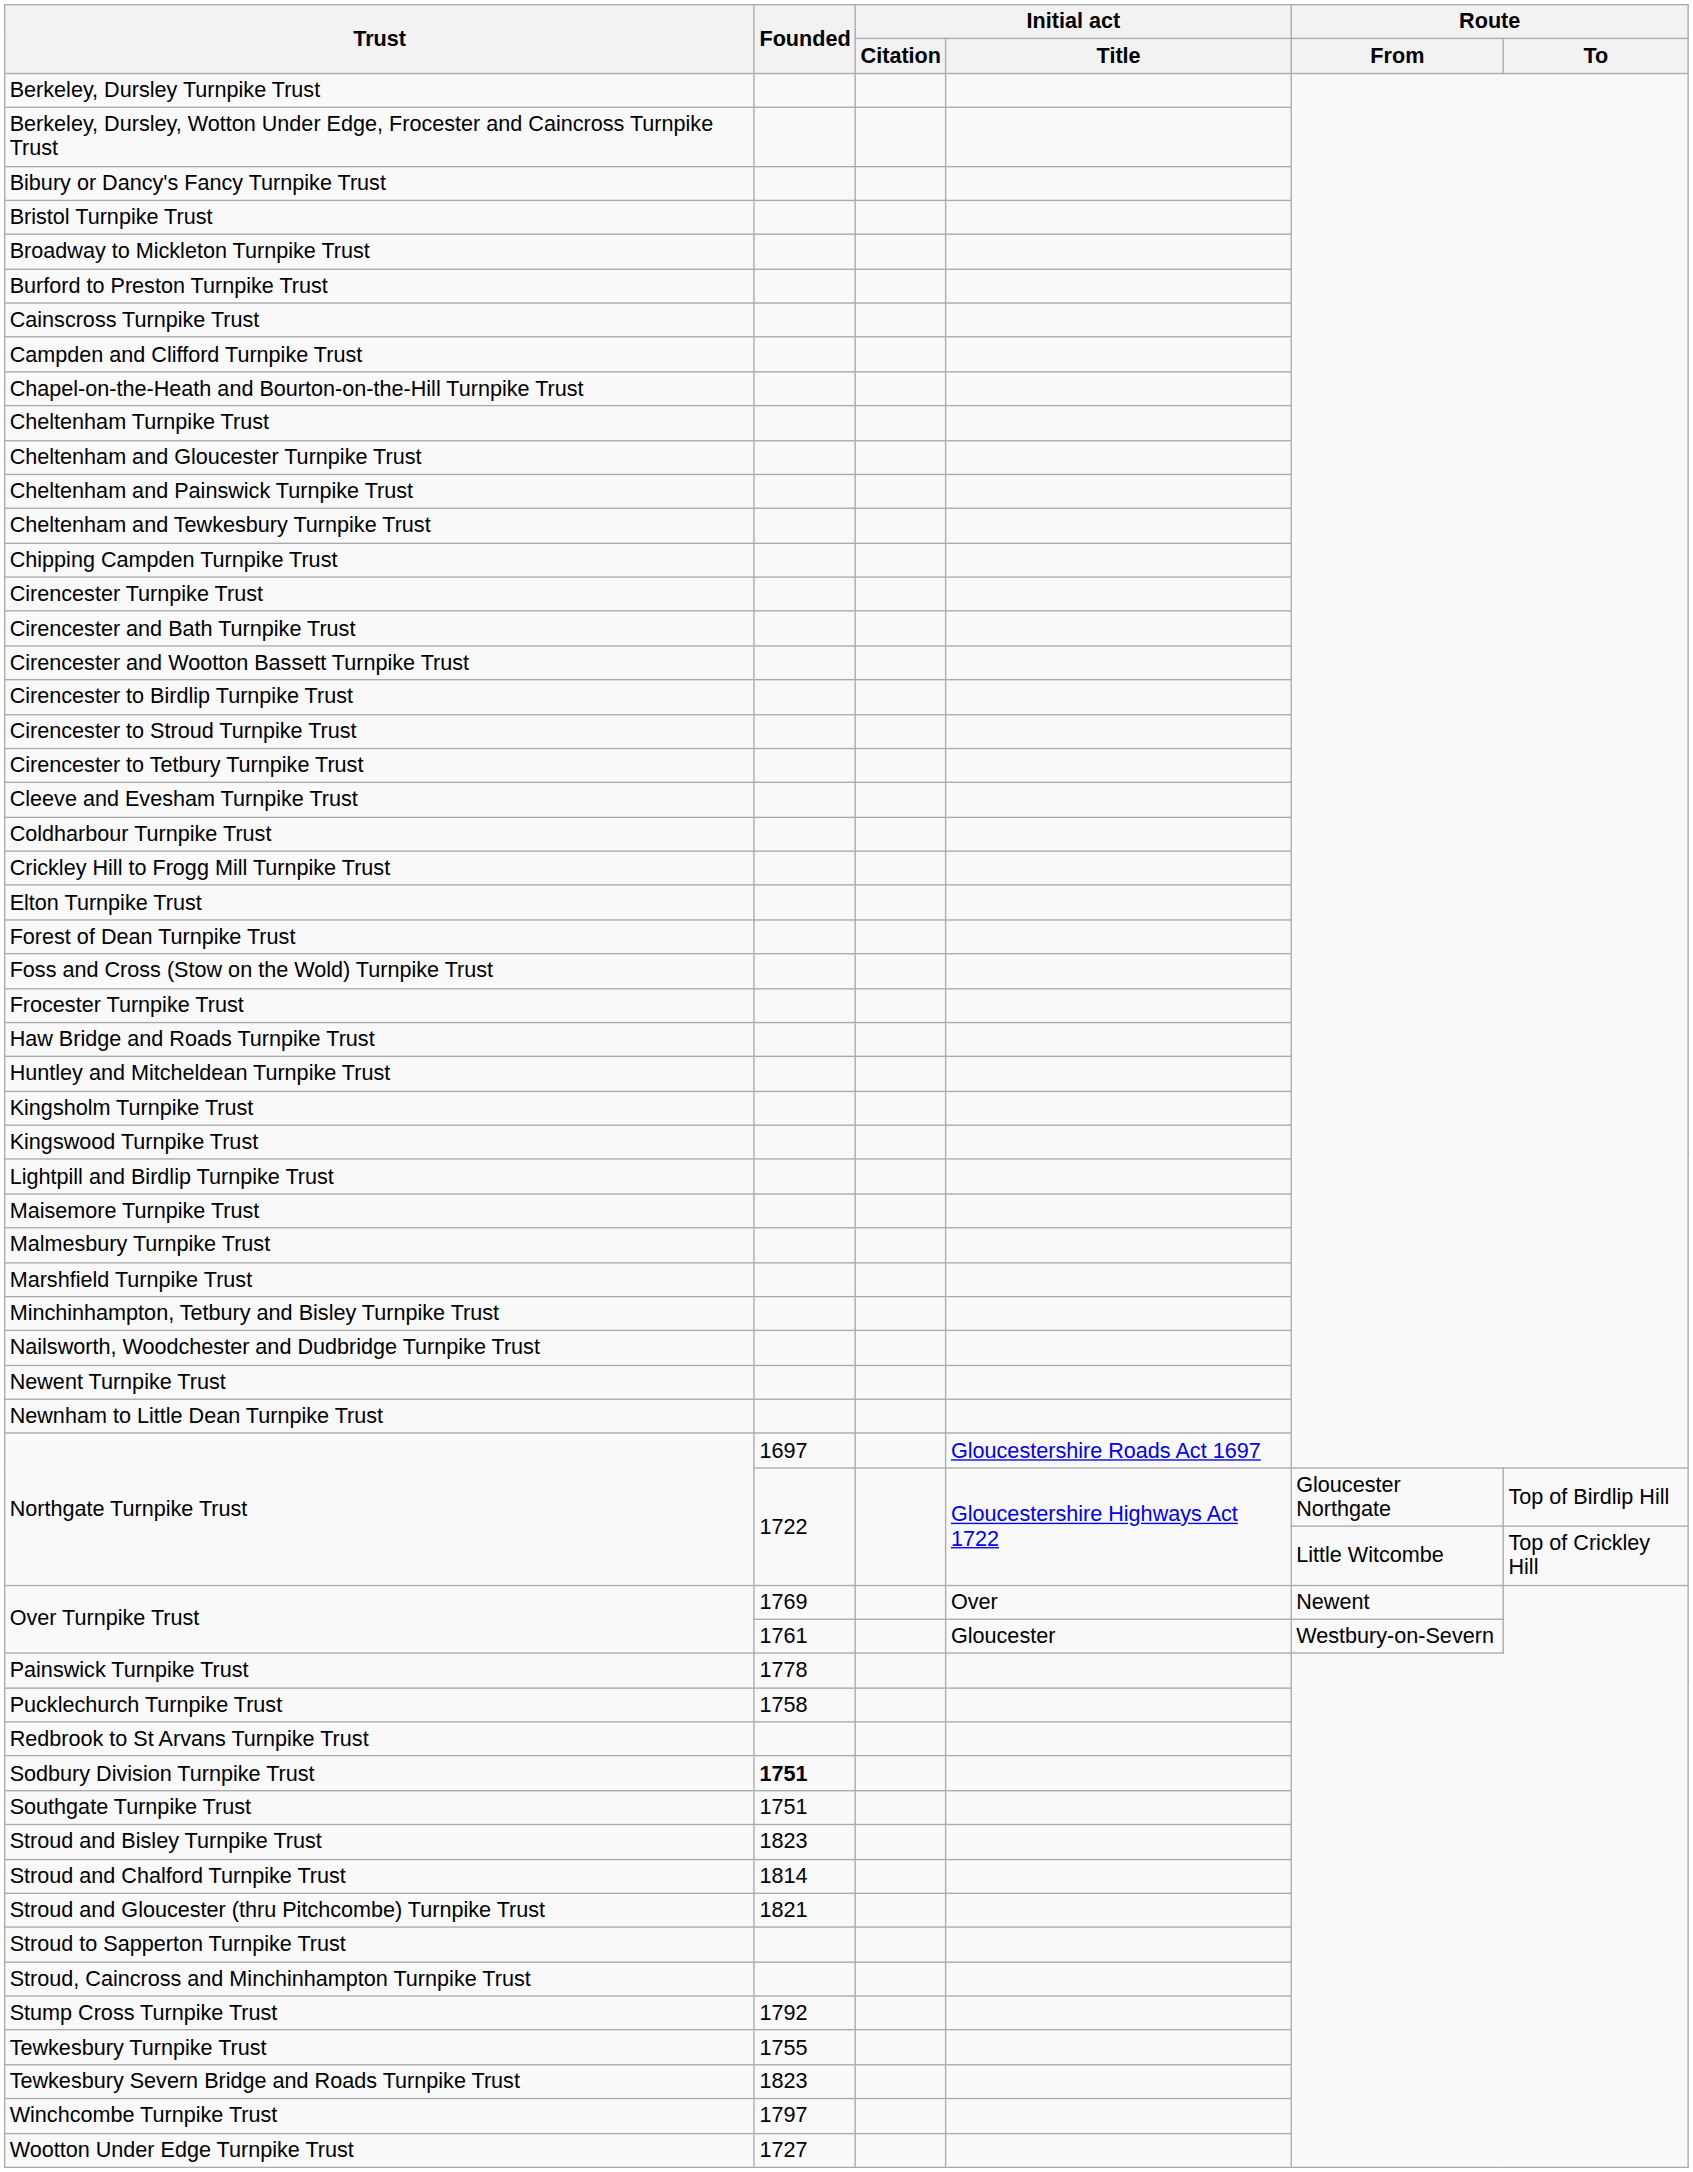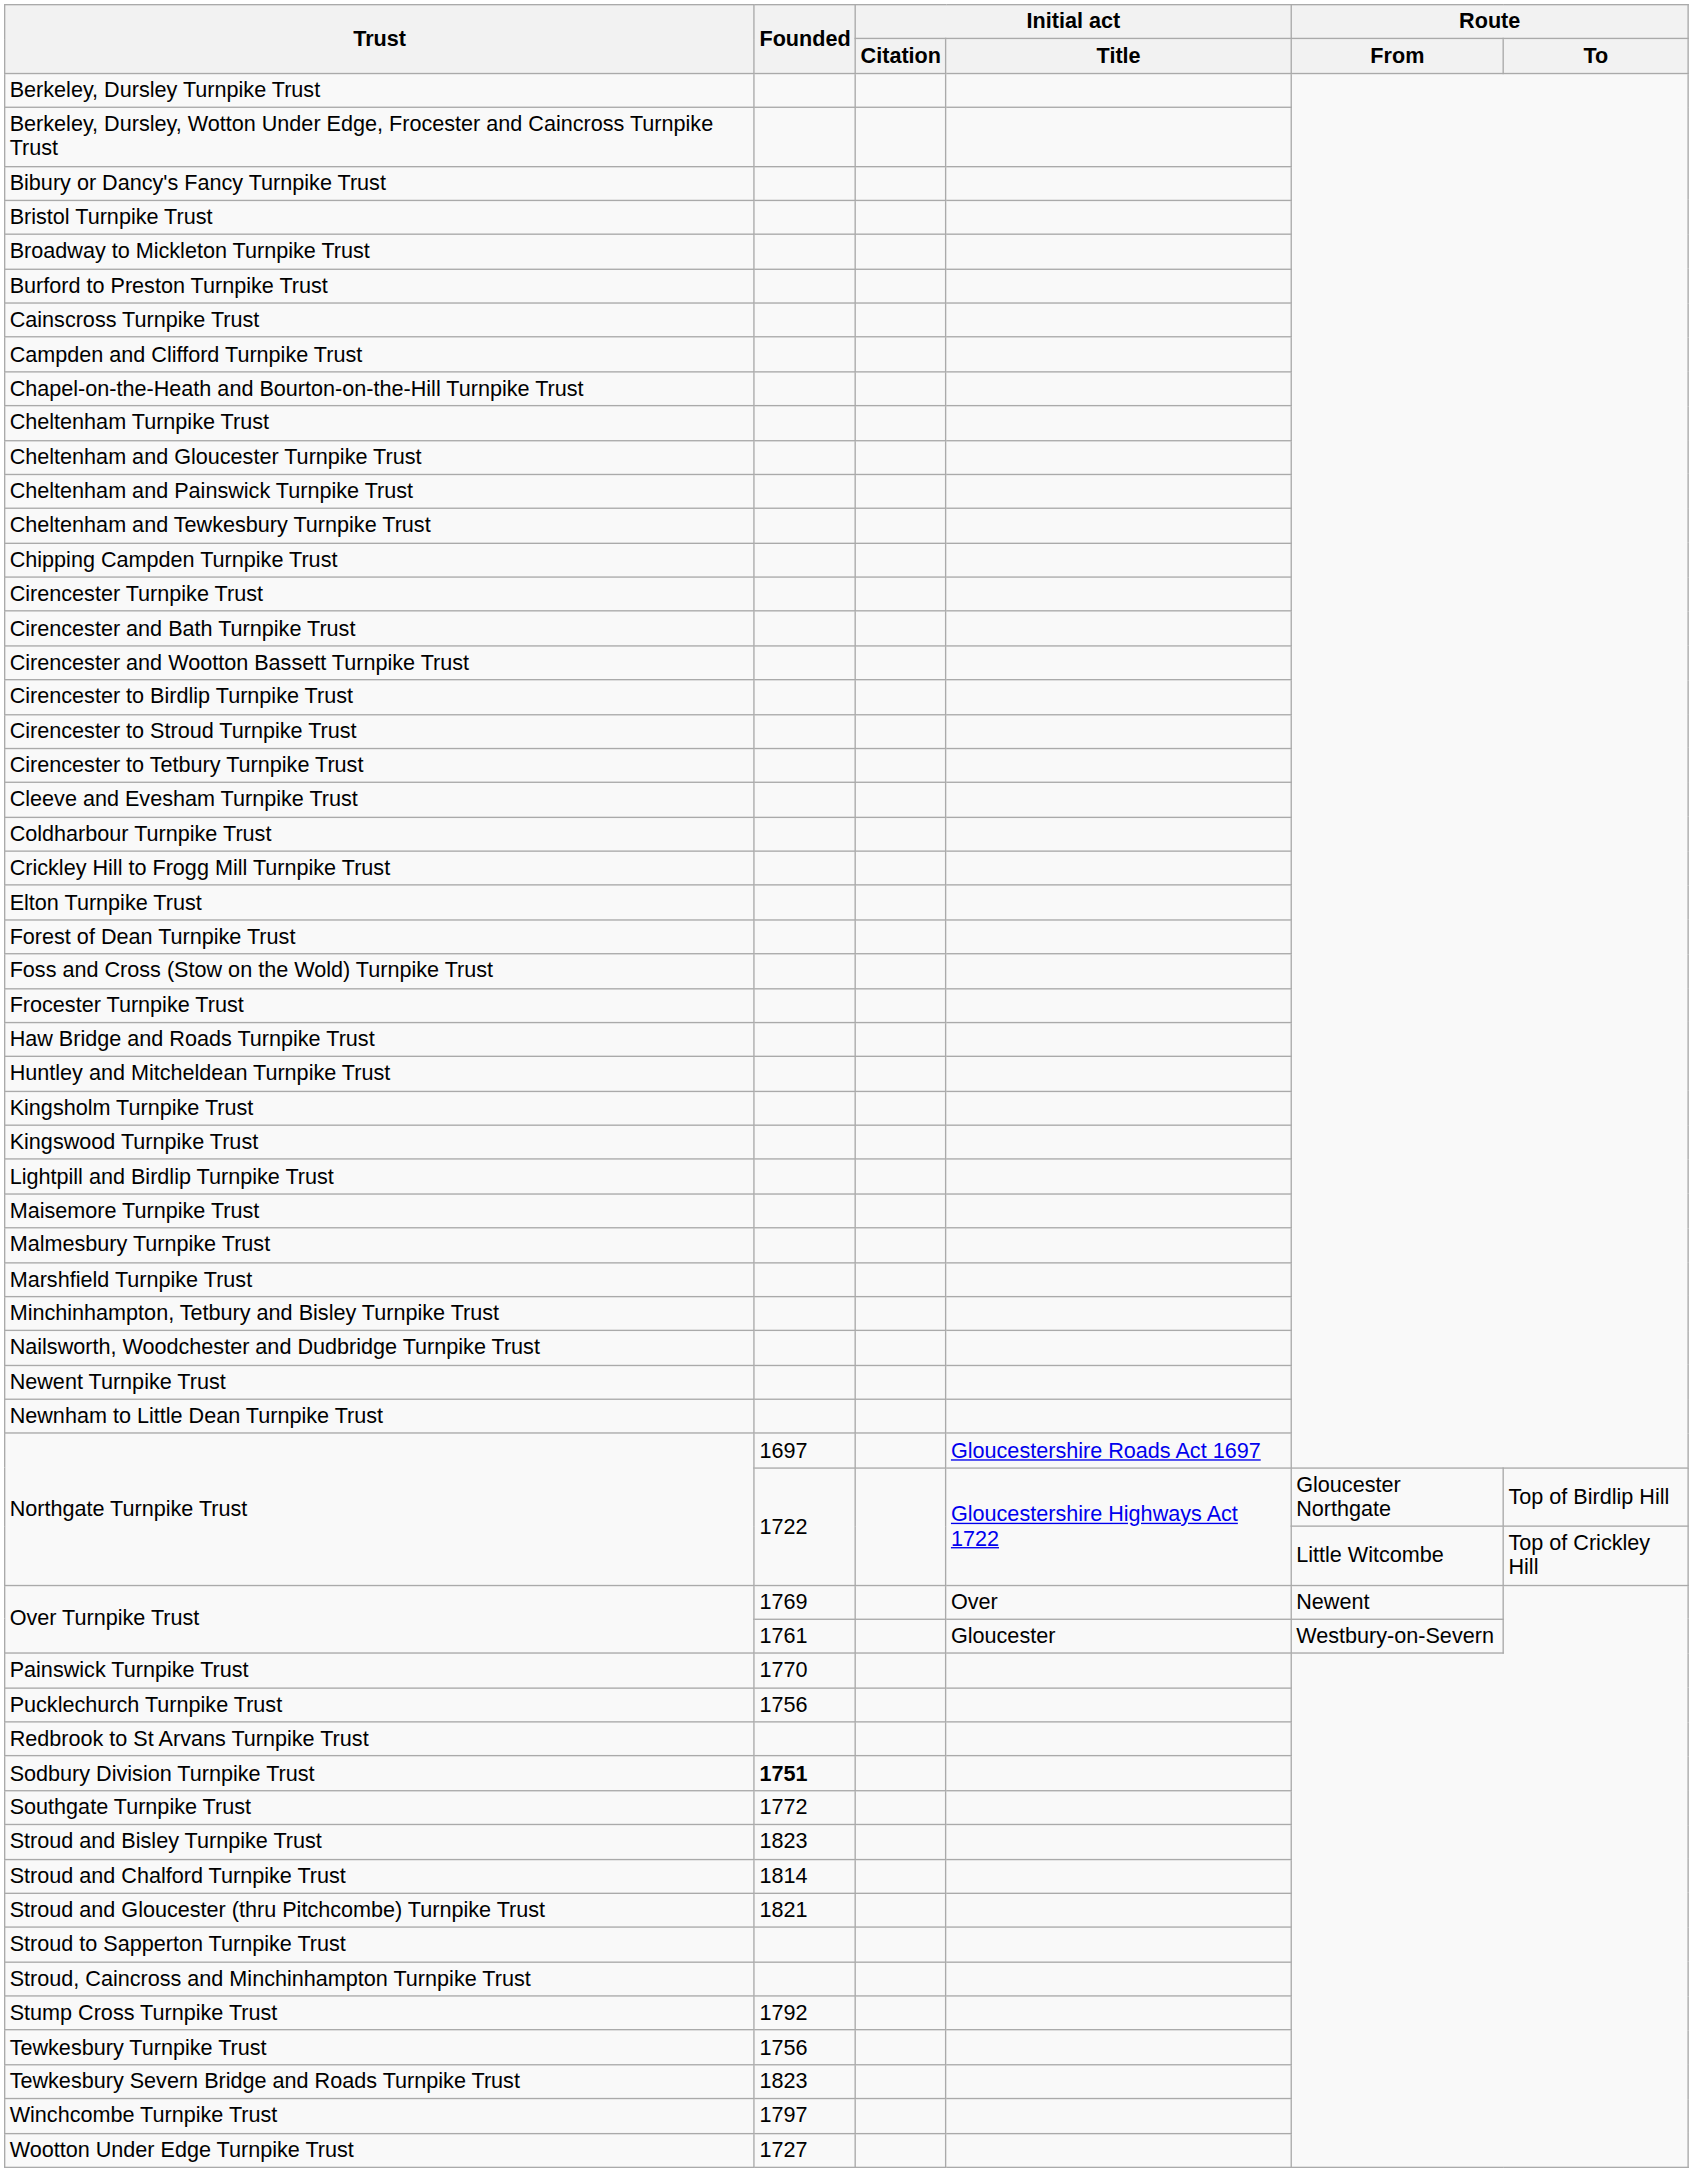(783, 1670) 1778 -> (783, 1670) 1770
(783, 1704) 1758 -> (783, 1704) 1756
(783, 1807) 1751 -> (783, 1807) 1772
(783, 2047) 1755 -> (783, 2047) 1756
